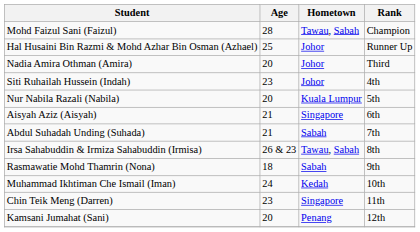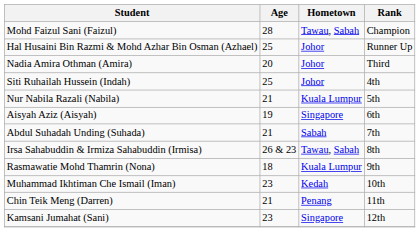(267, 81) 23 -> (267, 81) 25
(267, 98) 20 -> (267, 98) 21
(267, 116) 21 -> (267, 116) 19
(314, 167) Sabah -> (331, 167) Kuala Lumpur
(267, 184) 24 -> (267, 184) 23
(267, 201) 23 -> (267, 201) 21
(322, 201) Singapore -> (316, 201) Penang
(267, 218) 20 -> (267, 218) 23
(316, 218) Penang -> (322, 218) Singapore
